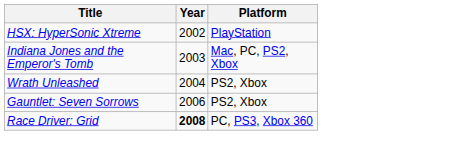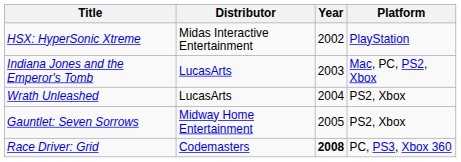+ column: (246, 13)
(192, 102) 2006 -> (331, 122) 2005
